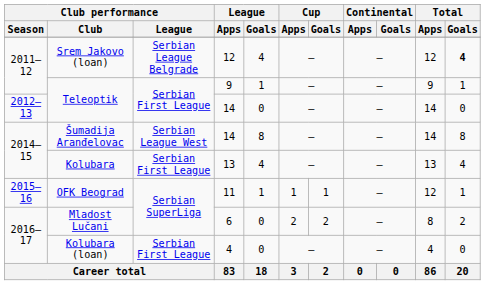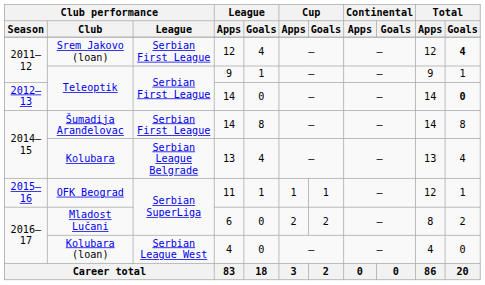(174, 57) Serbian League Belgrade -> (174, 52) Serbian First League
(462, 108) normal -> (462, 96) bold
(174, 136) Serbian League West -> (174, 125) Serbian First League
(174, 164) Serbian First League -> (174, 159) Serbian League Belgrade
(174, 249) Serbian First League -> (174, 249) Serbian League West
